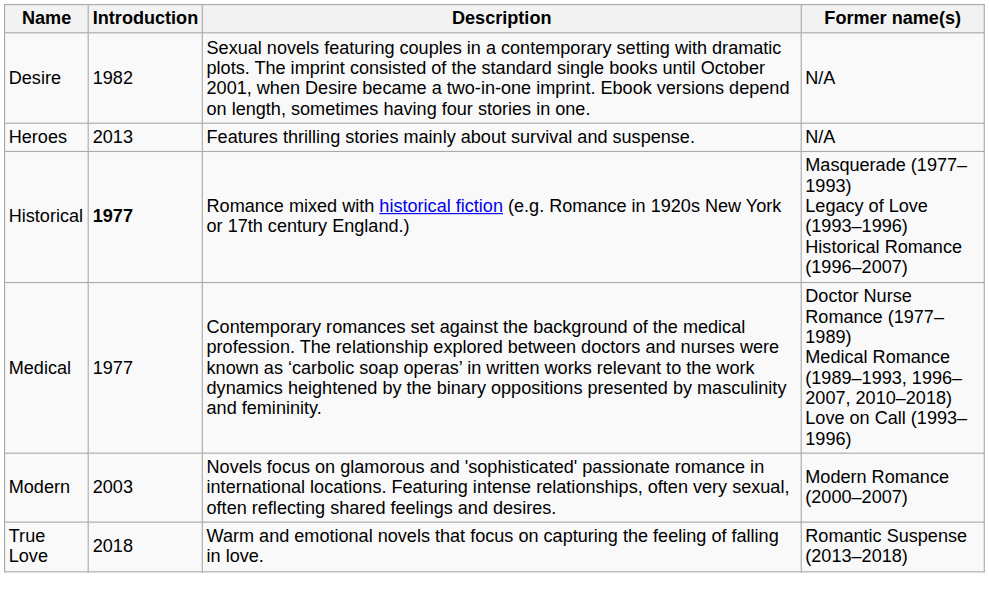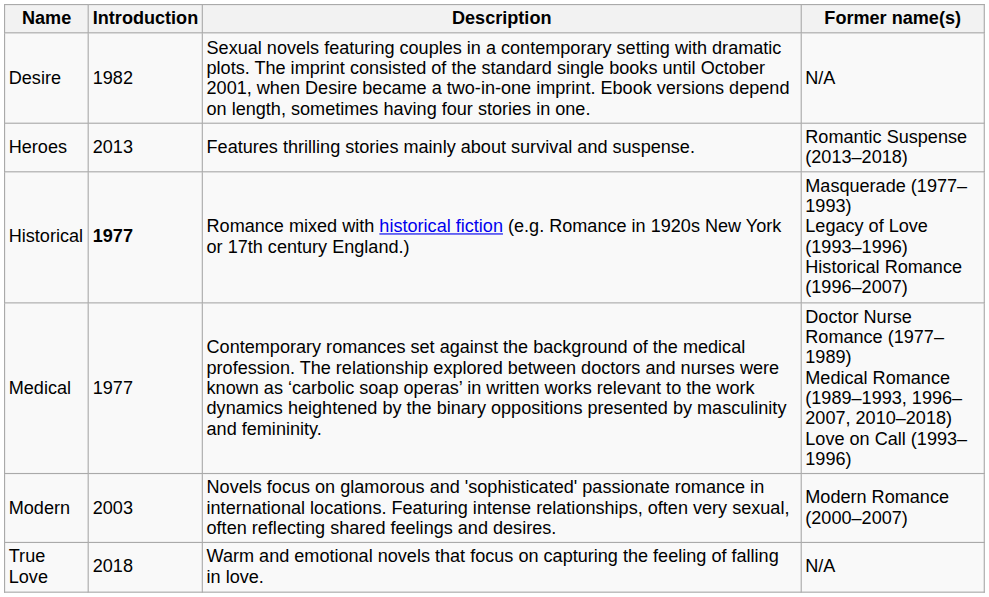(820, 137) N/A -> (886, 147) Romantic Suspense (2013–2018)
(886, 546) Romantic Suspense (2013–2018) -> (820, 567) N/A
